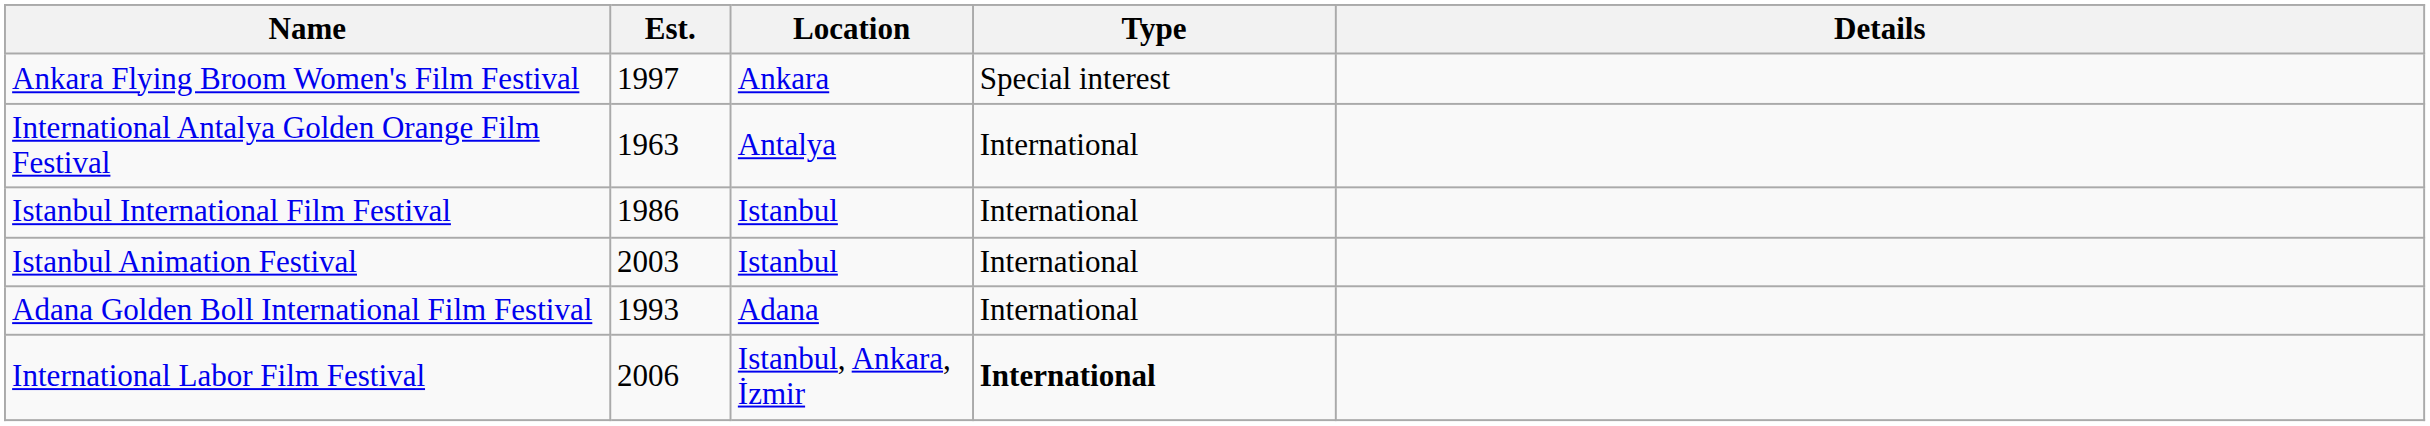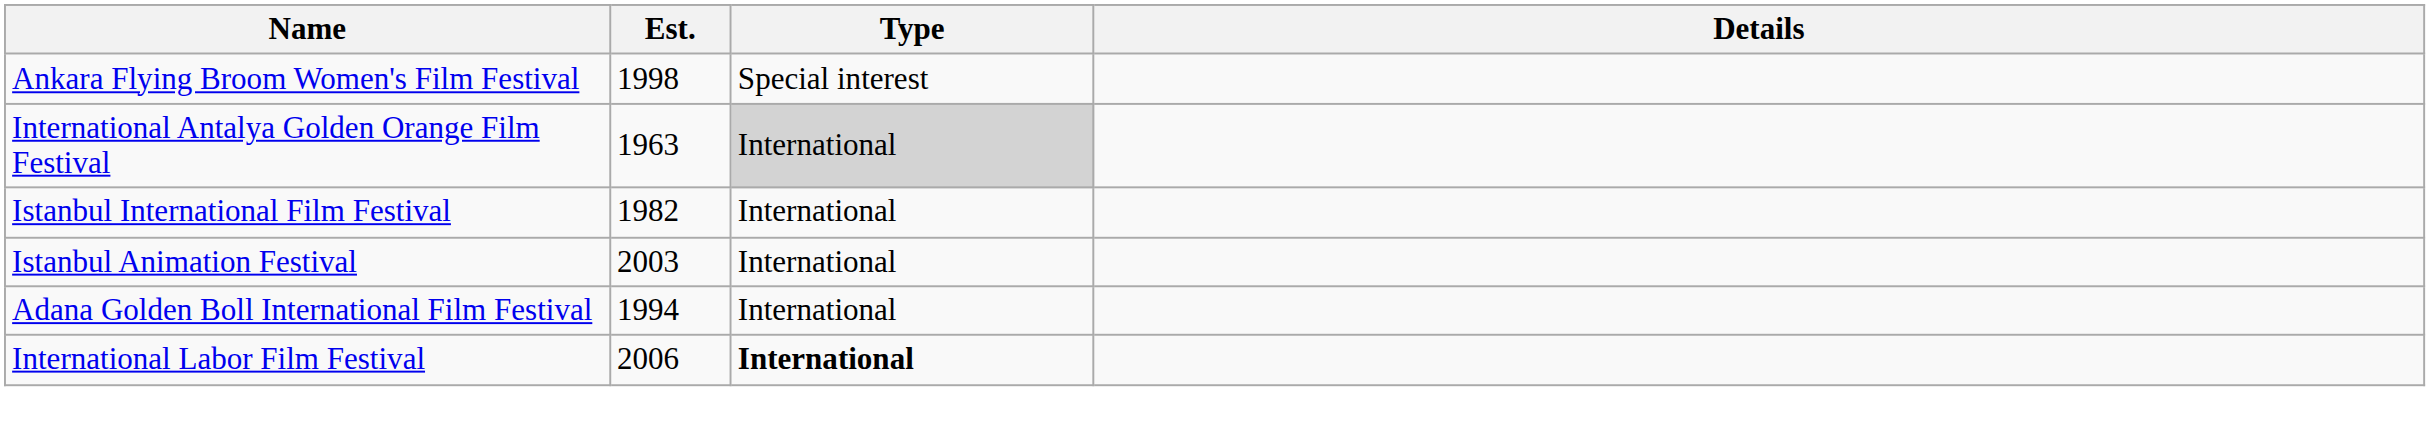- column: (852, 29)
(648, 78) 1997 -> (648, 78) 1998
(1059, 145) no background -> (817, 145) lightgrey background
(648, 211) 1986 -> (648, 211) 1982
(648, 310) 1993 -> (648, 310) 1994
